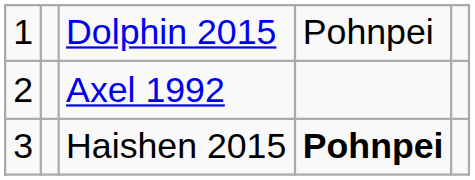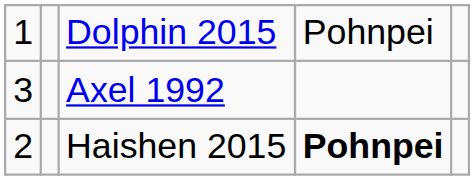(23, 89) 2 -> (23, 89) 3
(23, 145) 3 -> (23, 145) 2
